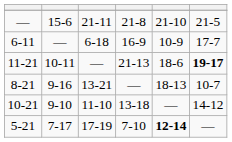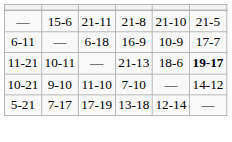- row: (23, 84)
(134, 105) 13-18 -> (134, 84) 7-10
(134, 126) 7-10 -> (134, 105) 13-18
(171, 126) bold -> (171, 105) normal
